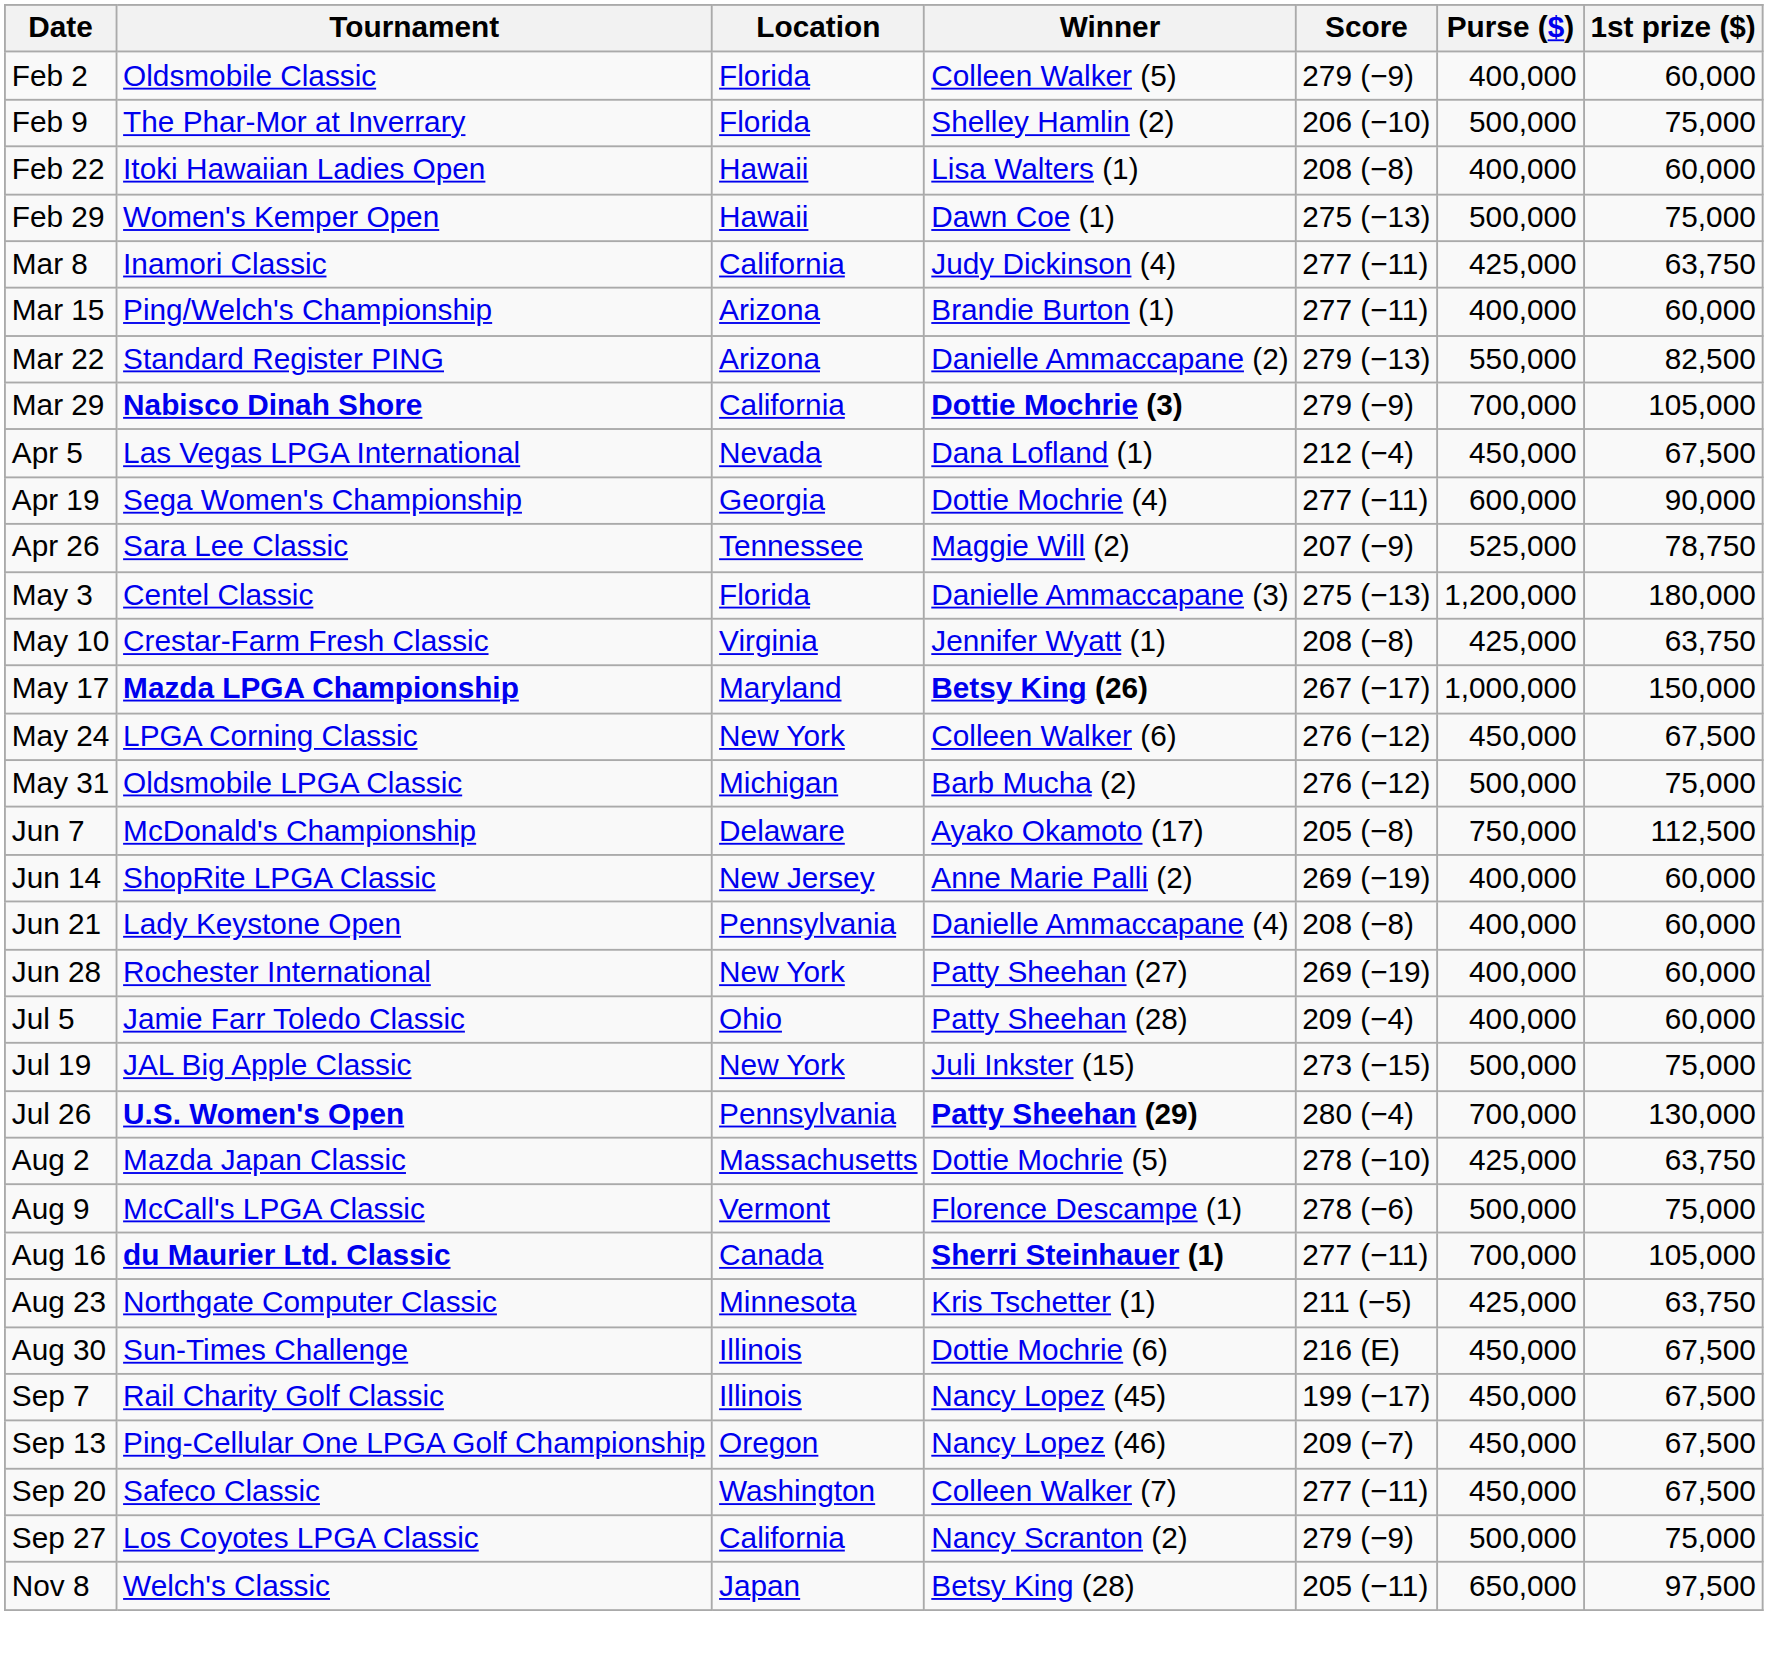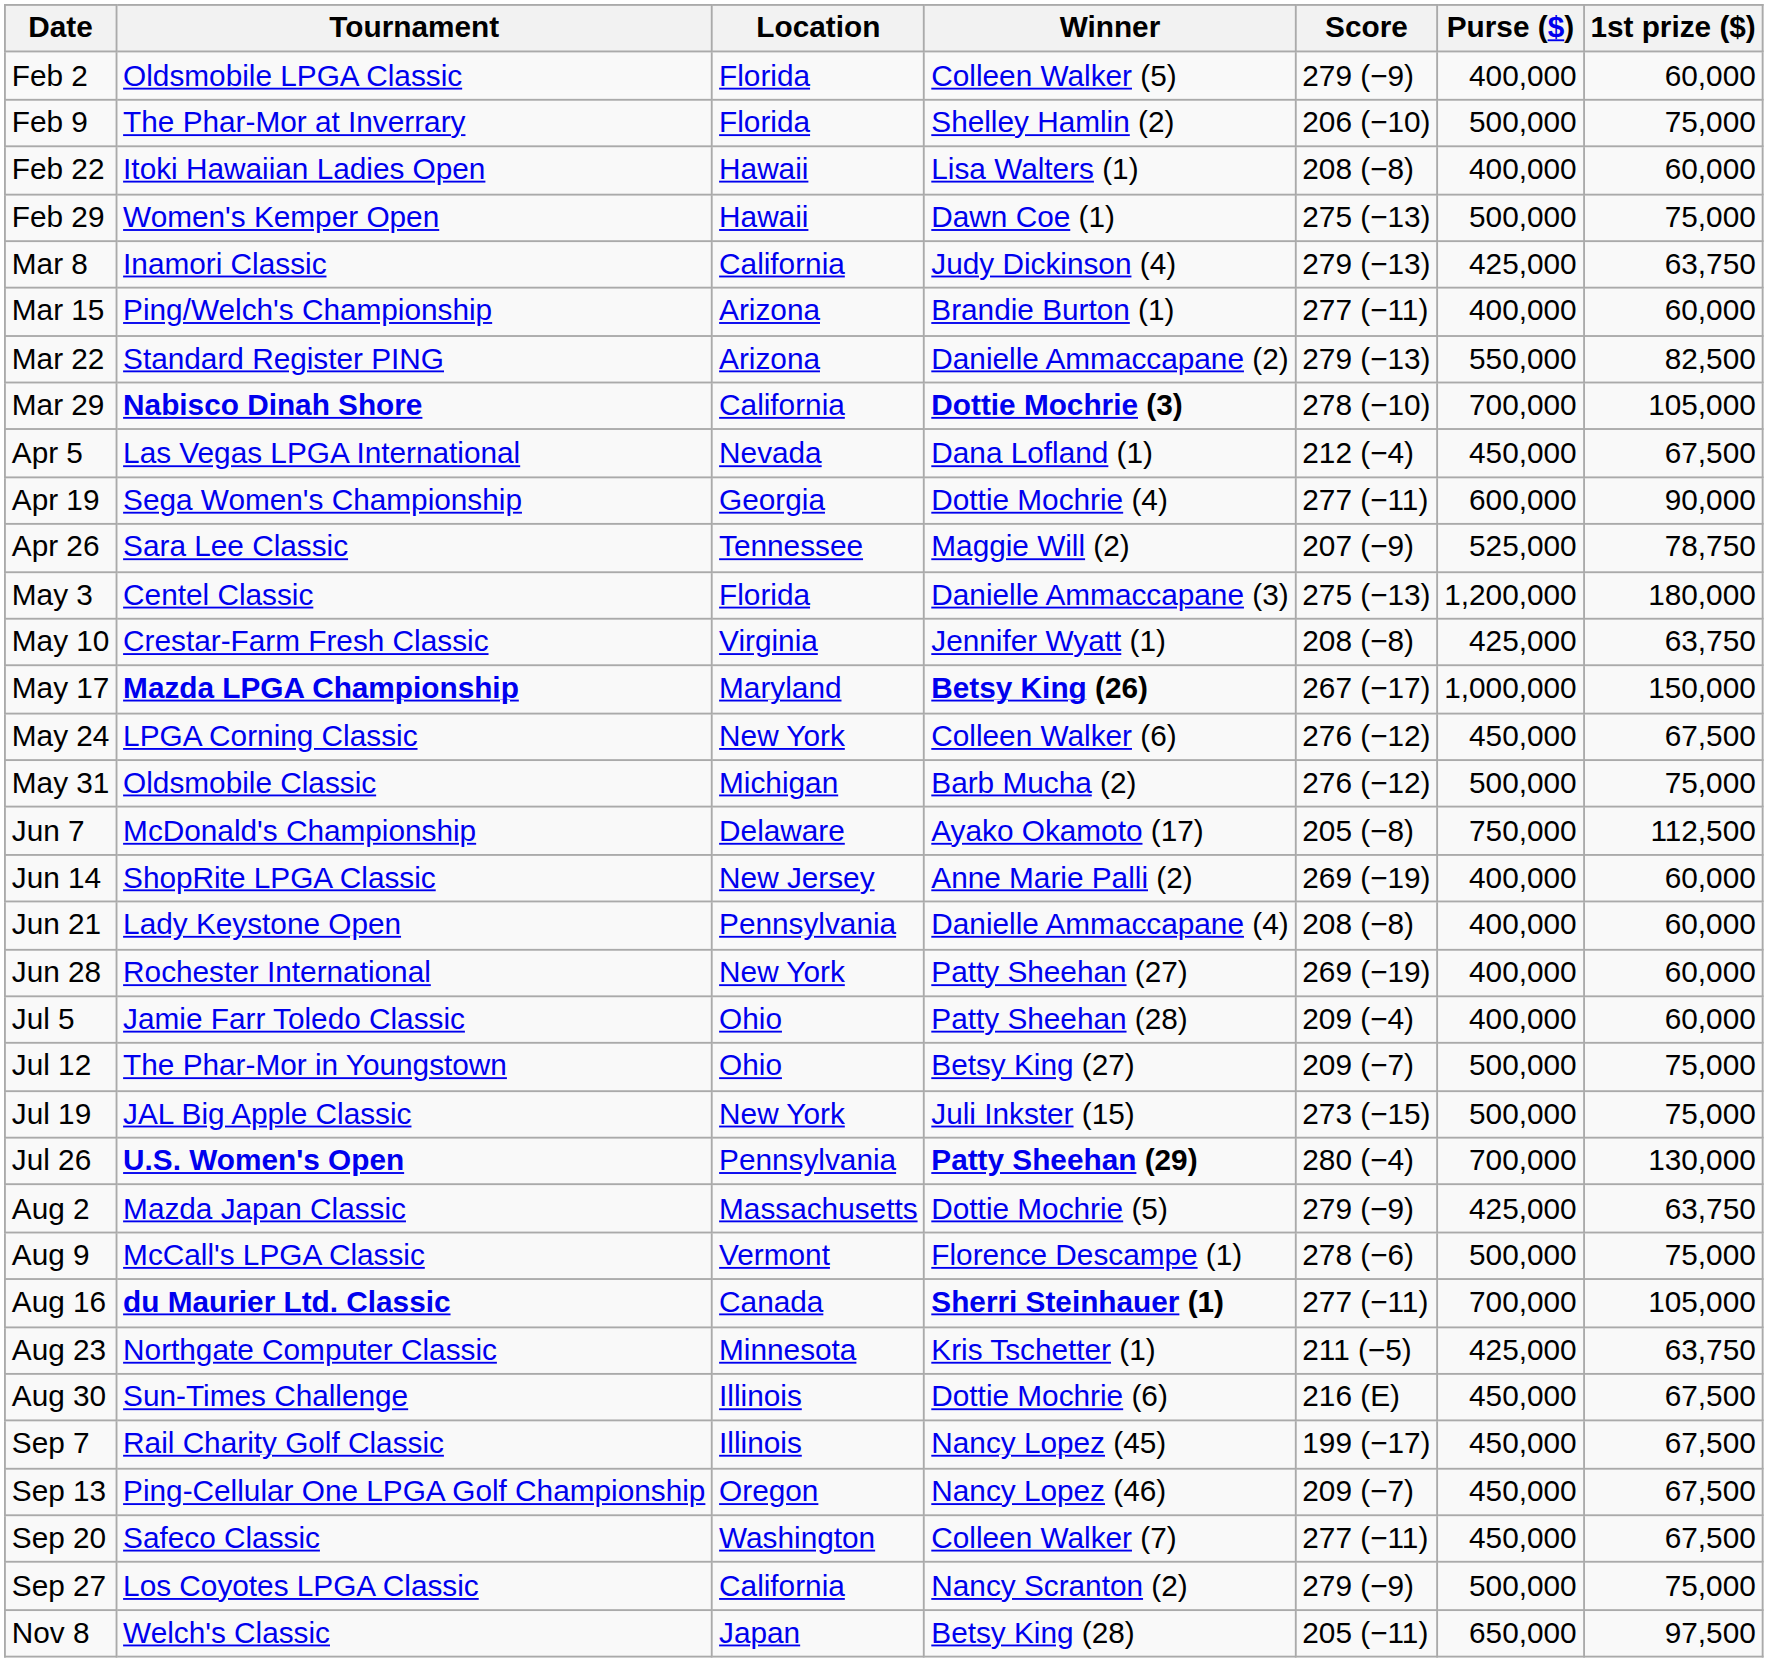(250, 75) Oldsmobile Classic -> (293, 75) Oldsmobile LPGA Classic
(1365, 264) 277 (−11) -> (1366, 264) 279 (−13)
(1358, 405) 279 (−9) -> (1366, 405) 278 (−10)
(293, 783) Oldsmobile LPGA Classic -> (250, 783) Oldsmobile Classic
+ row: (52, 1066)
(1366, 1160) 278 (−10) -> (1358, 1208) 279 (−9)
